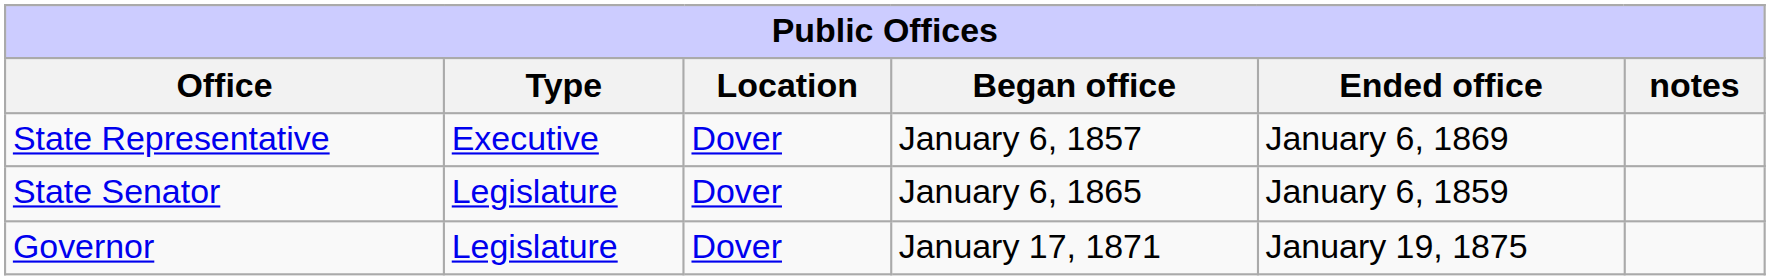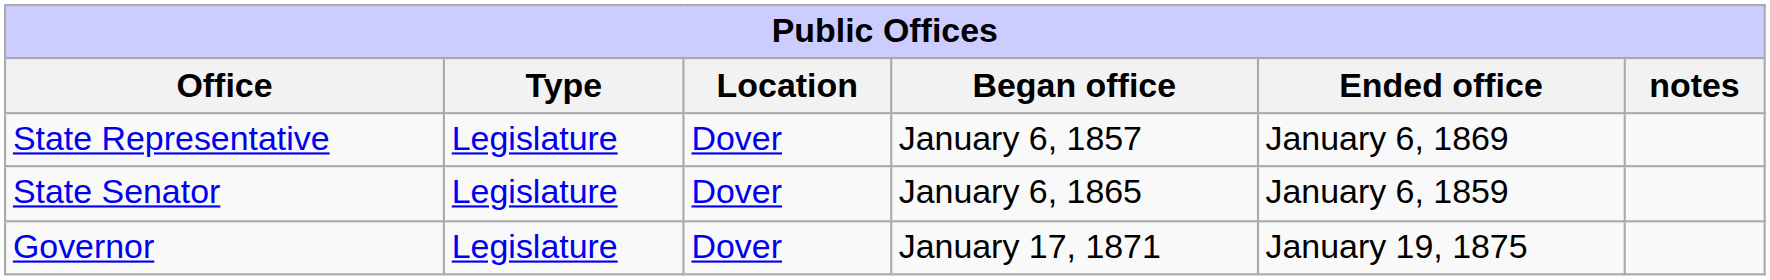(525, 138) Executive -> (535, 138) Legislature
